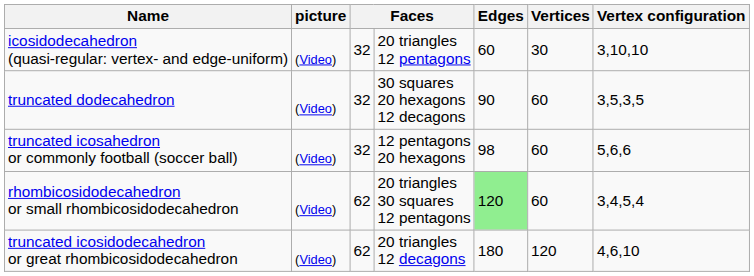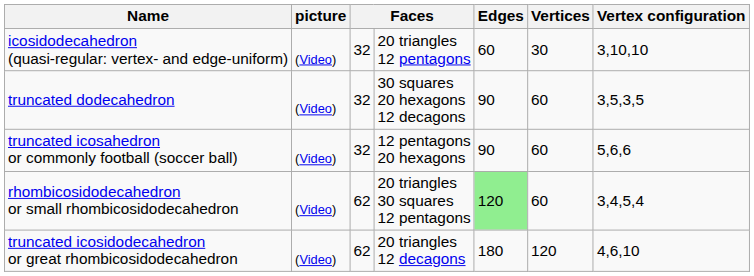(486, 150) 98 -> (486, 150) 90
